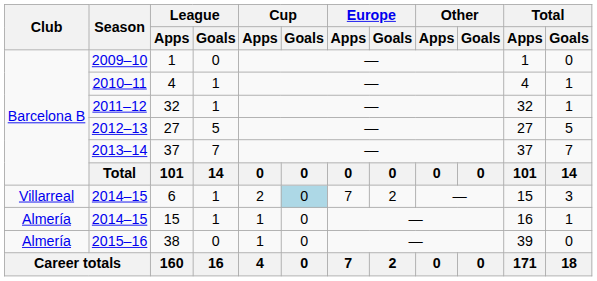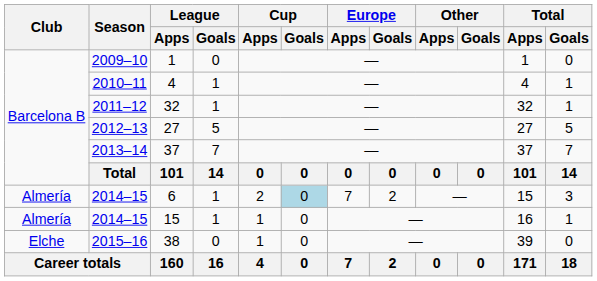(47, 196) Villarreal -> (47, 196) Almería
(47, 241) Almería -> (47, 241) Elche
